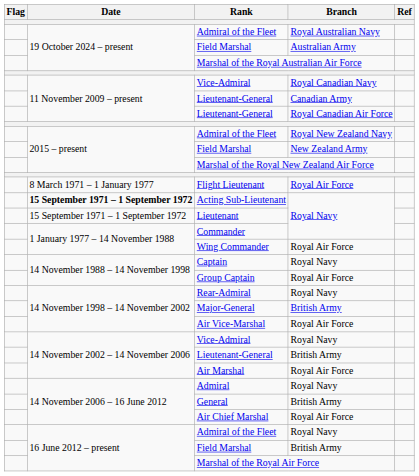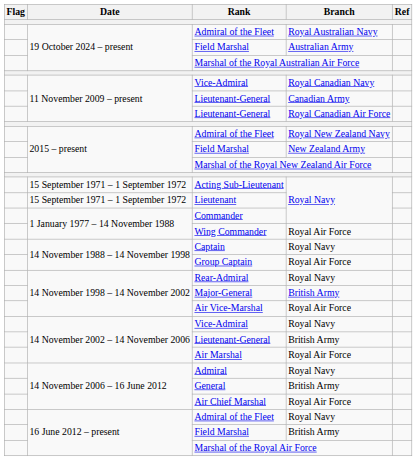- row: (231, 185)
(111, 200) bold -> (108, 185) normal
